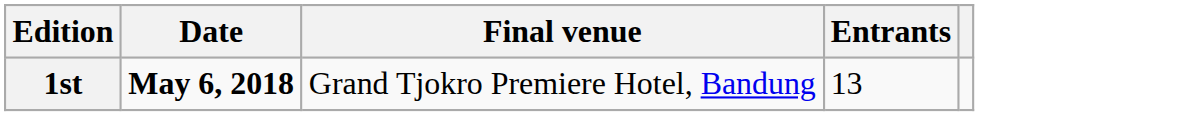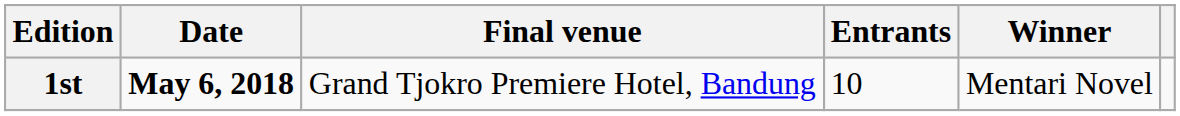+ column: (1059, 31)
(847, 83) 13 -> (847, 83) 10
